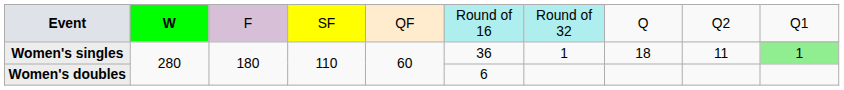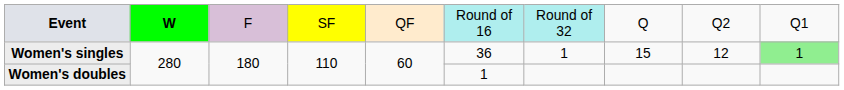(643, 53) 18 -> (643, 53) 15
(721, 53) 11 -> (721, 53) 12
(484, 75) 6 -> (484, 75) 1
